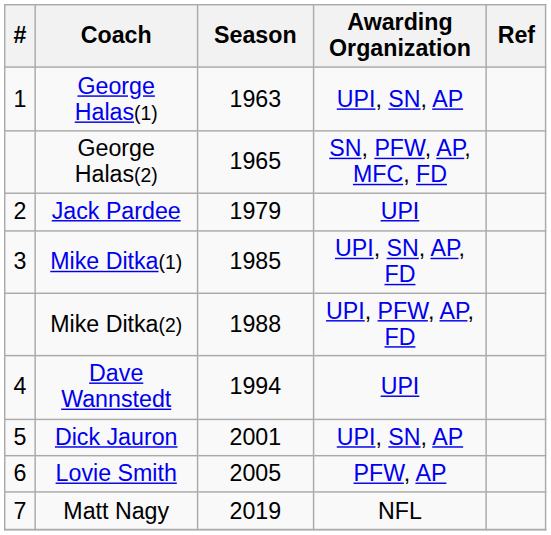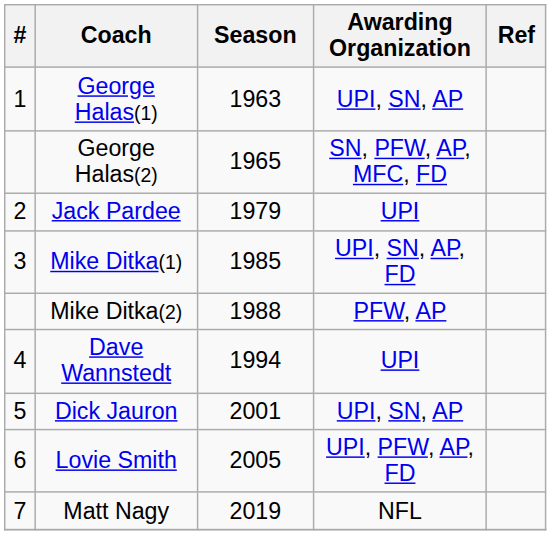(400, 324) UPI, PFW, AP, FD -> (400, 311) PFW, AP
(400, 473) PFW, AP -> (400, 460) UPI, PFW, AP, FD
